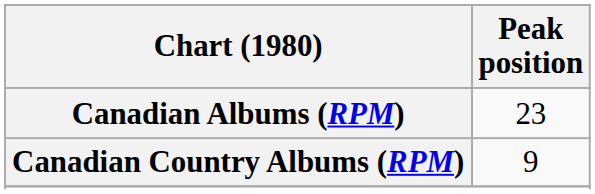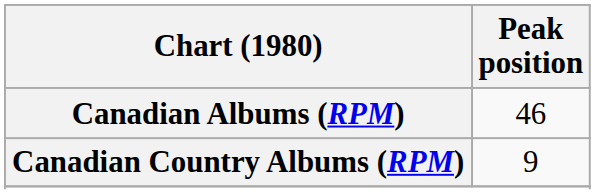(531, 112) 23 -> (531, 112) 46
